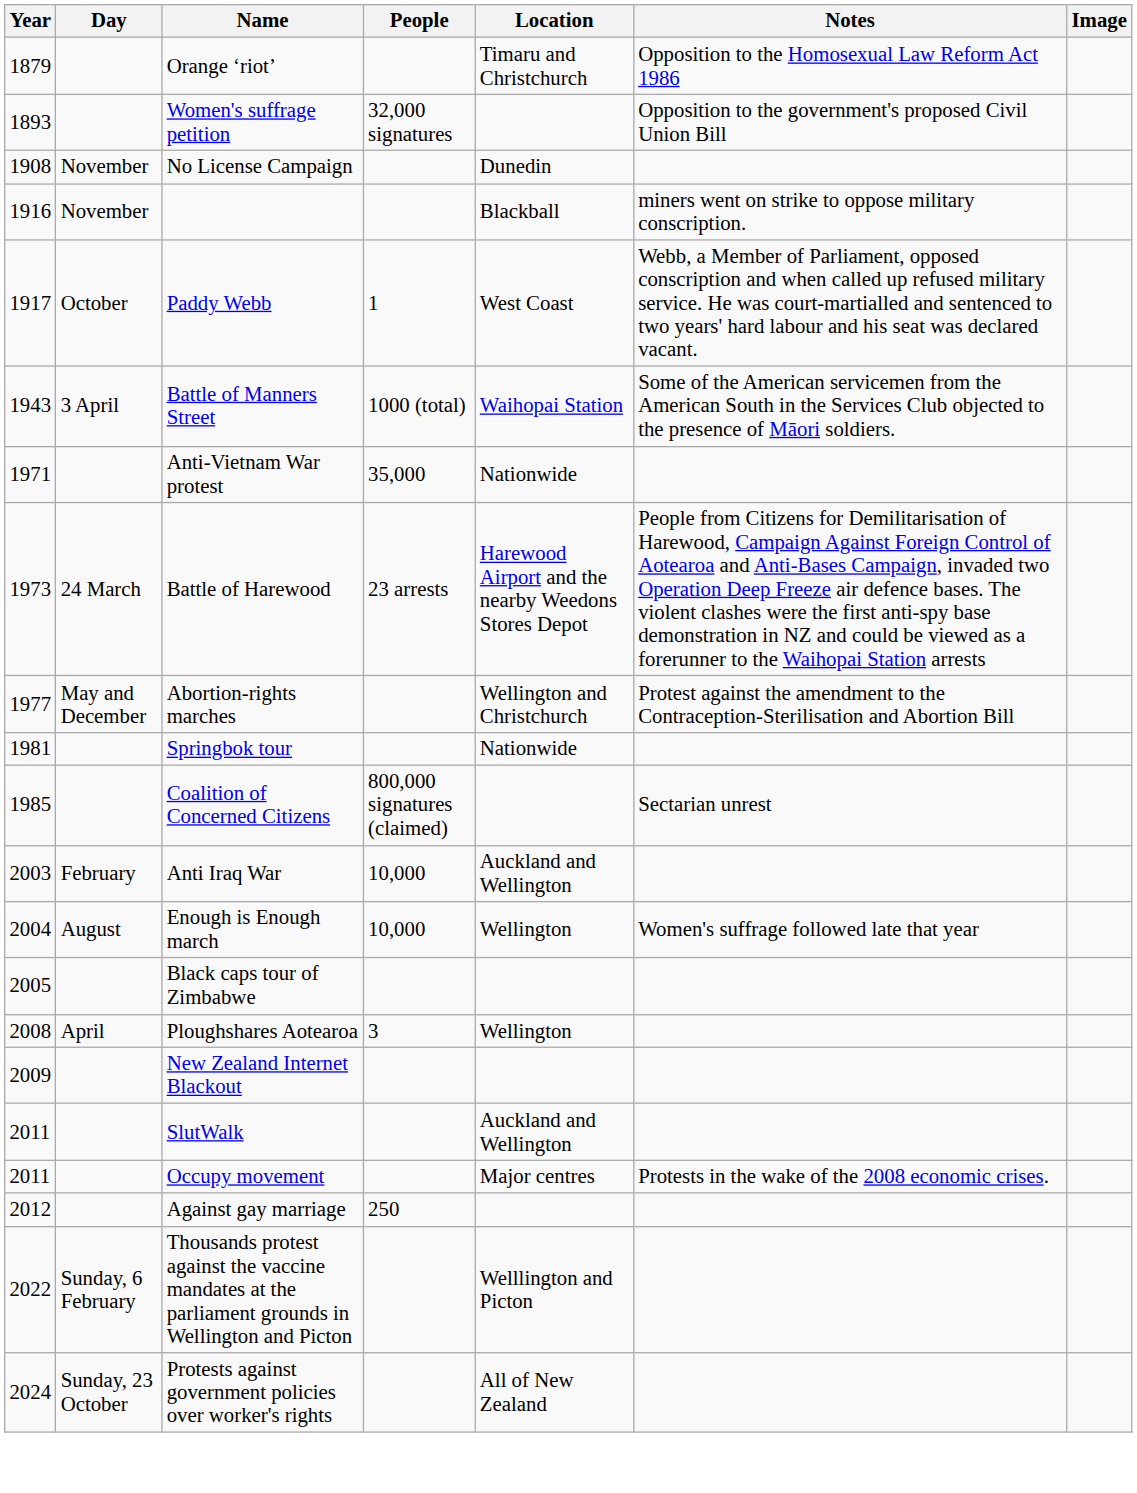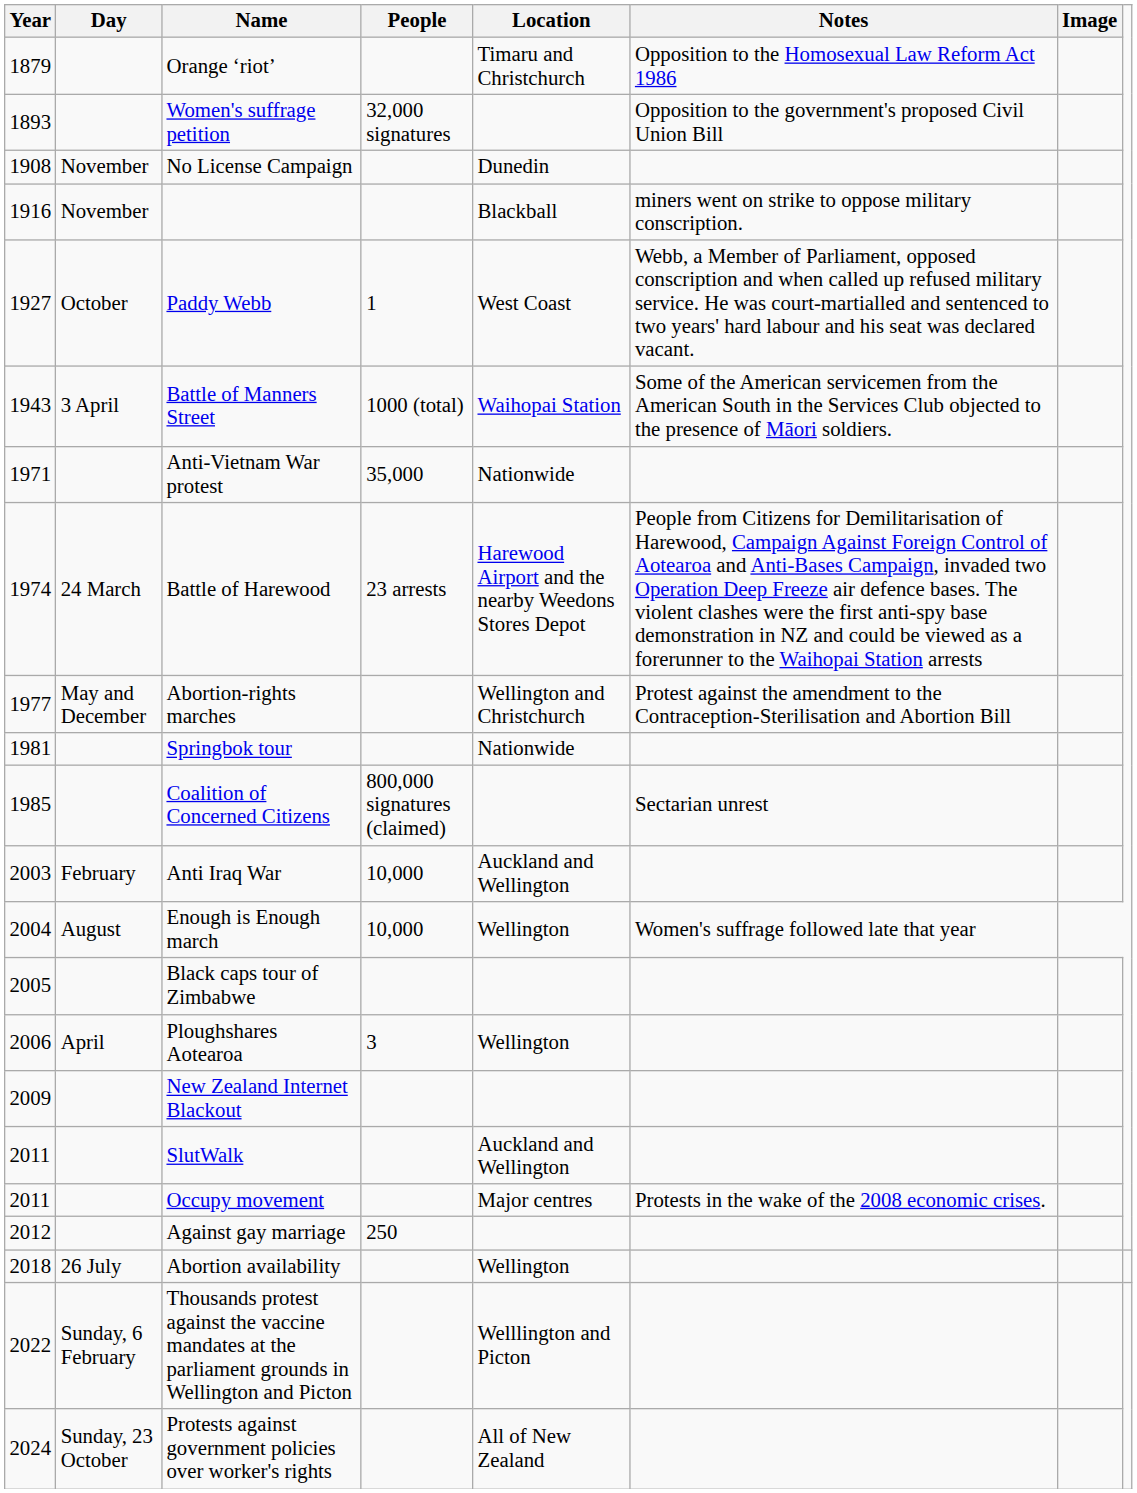(30, 302) 1917 -> (30, 302) 1927
(30, 589) 1973 -> (30, 589) 1974
(30, 1030) 2008 -> (30, 1042) 2006
+ row: (253, 1265)
